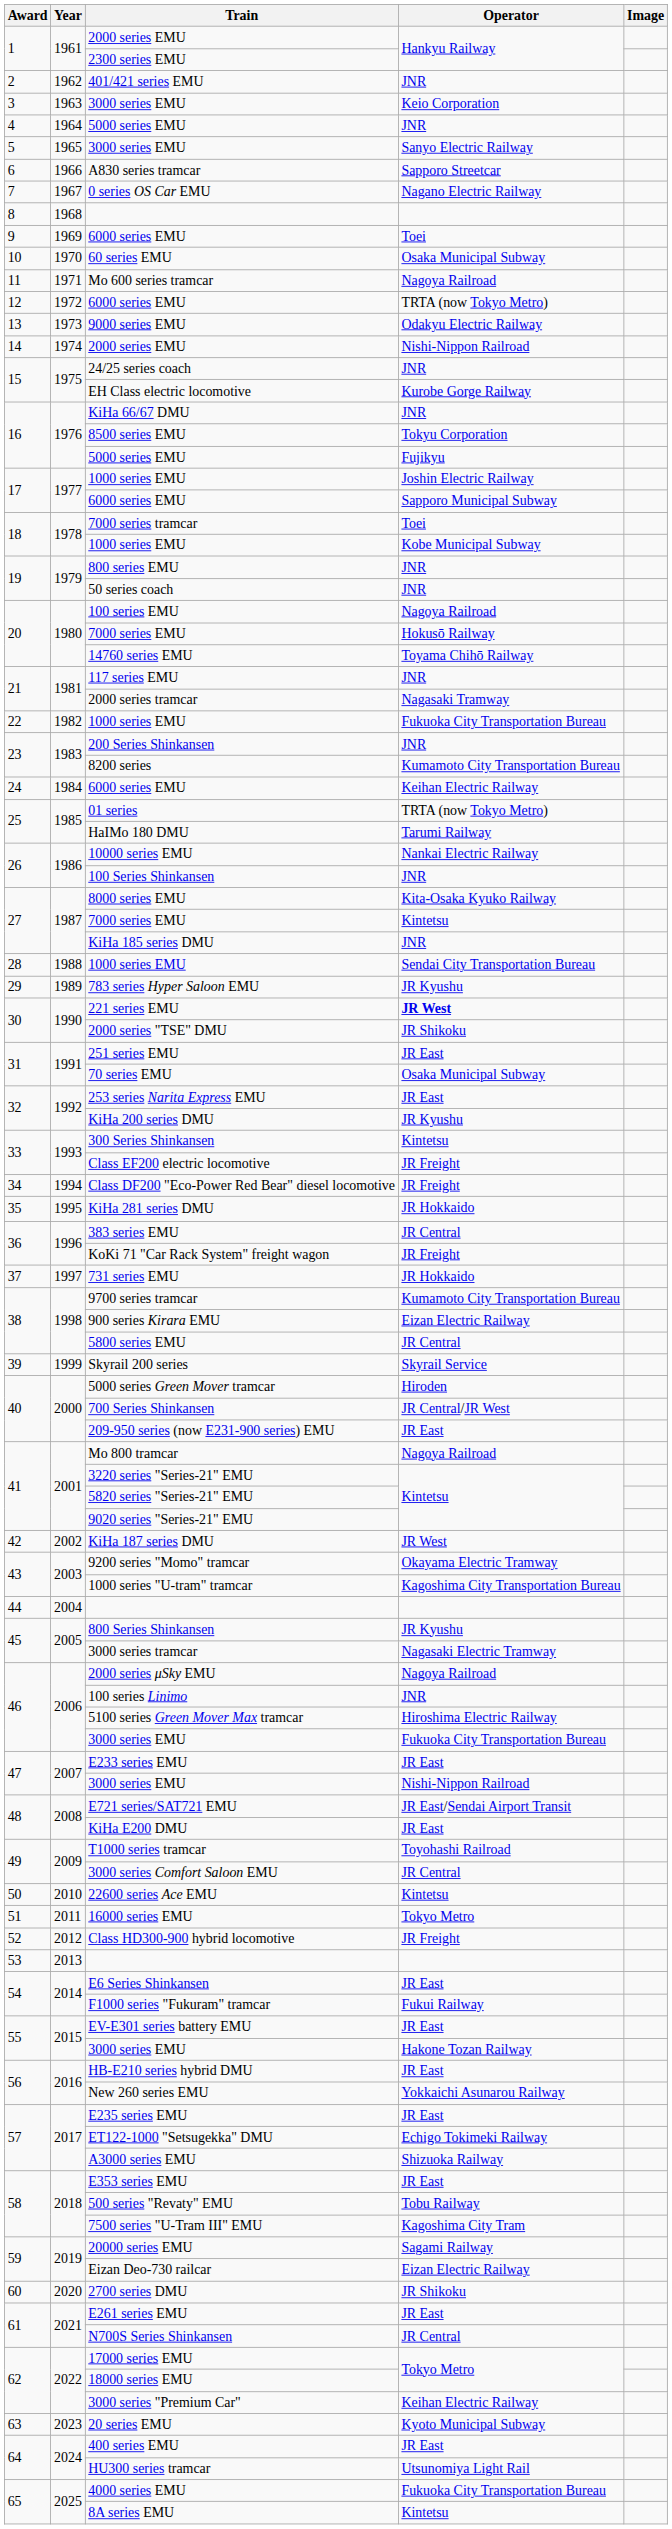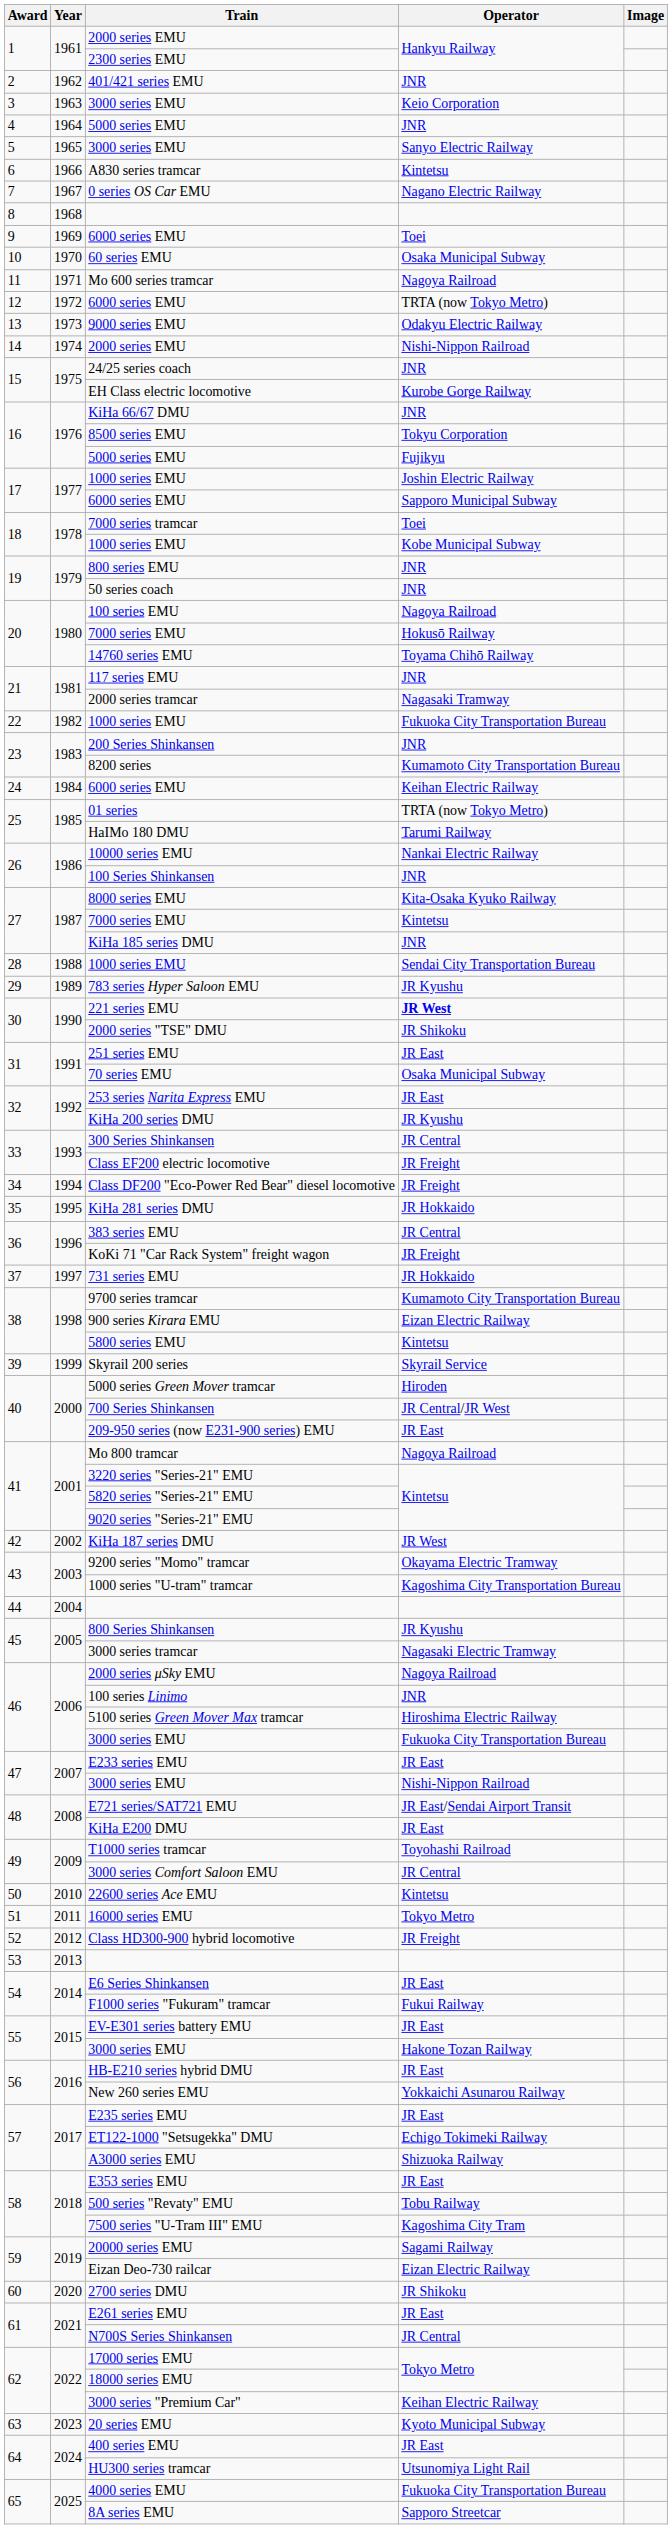(451, 170) Sapporo Streetcar -> (425, 170) Kintetsu
(425, 1141) Kintetsu -> (431, 1141) JR Central
(431, 1342) JR Central -> (425, 1342) Kintetsu
(425, 2512) Kintetsu -> (451, 2512) Sapporo Streetcar
